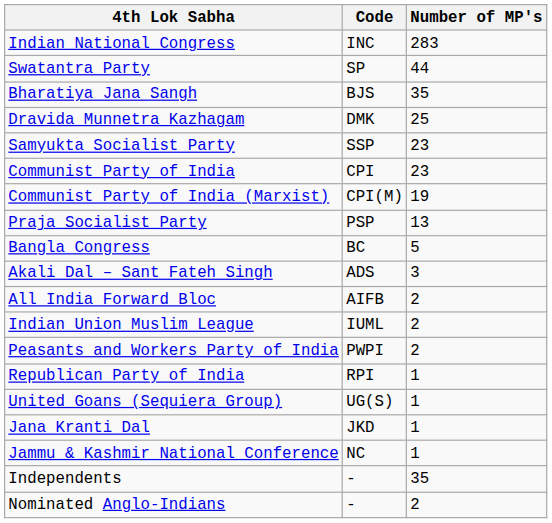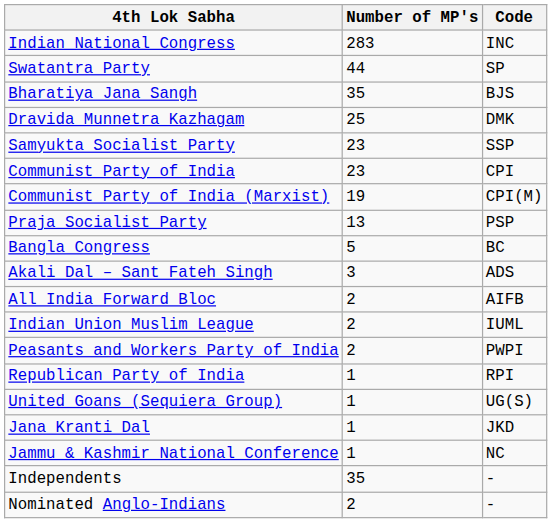columns swapped: (375, 17) <-> (476, 17)
